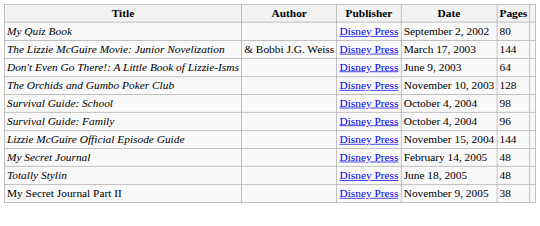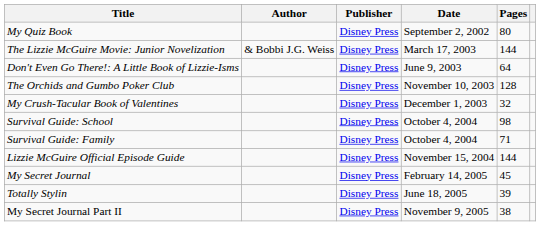+ row: (93, 103)
(505, 121) 96 -> (505, 139) 71
(505, 157) 48 -> (505, 175) 45
(505, 175) 48 -> (505, 193) 39
